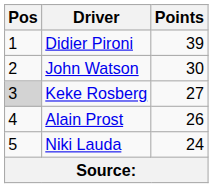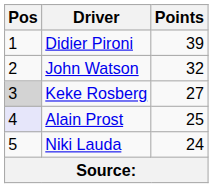(195, 68) 30 -> (195, 68) 32
(13, 119) no background -> (13, 119) lavender background
(195, 119) 26 -> (195, 119) 25
